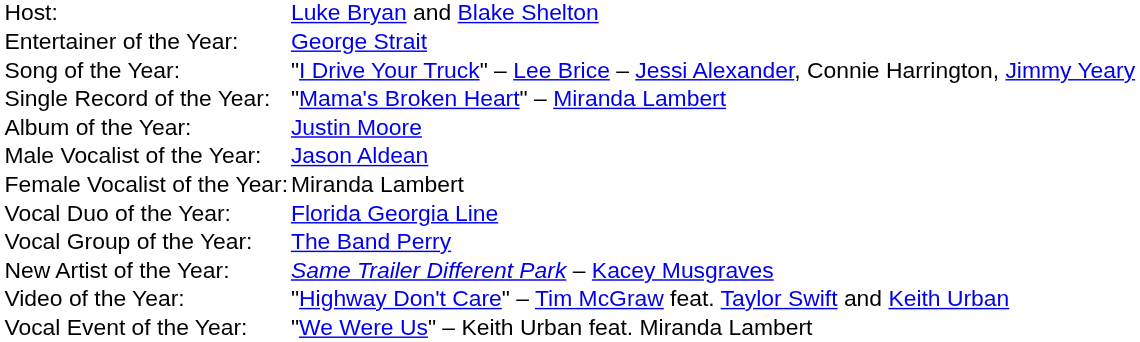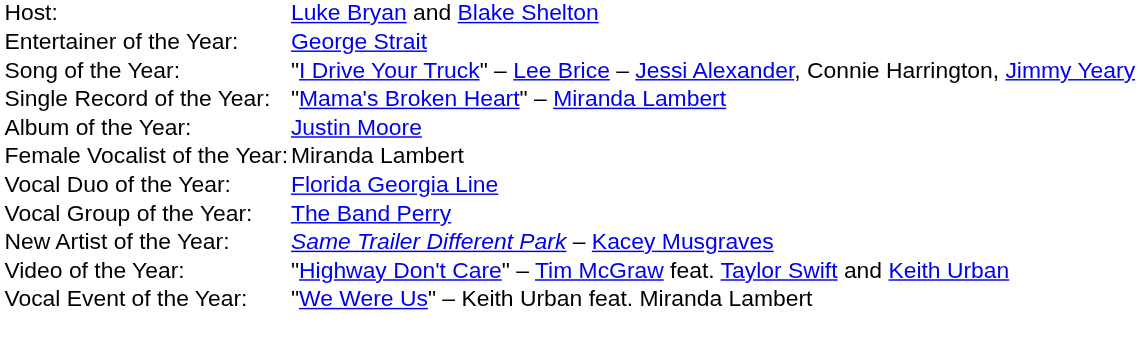- row: (133, 156)
